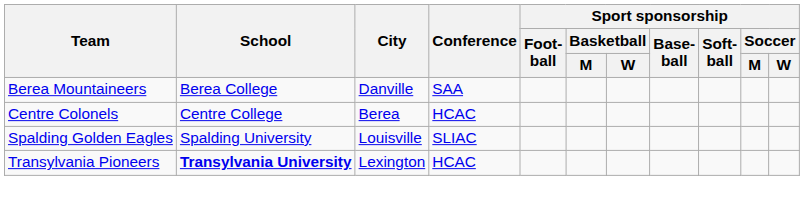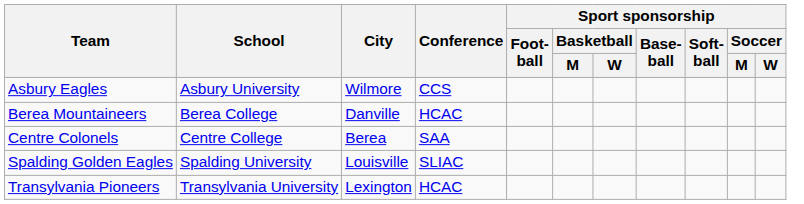+ row: (58, 89)
(448, 89) SAA -> (441, 114) HCAC
(454, 114) HCAC -> (434, 138) SAA
(266, 162) bold -> (259, 187) normal
